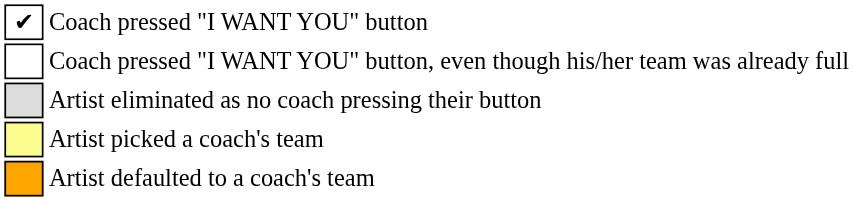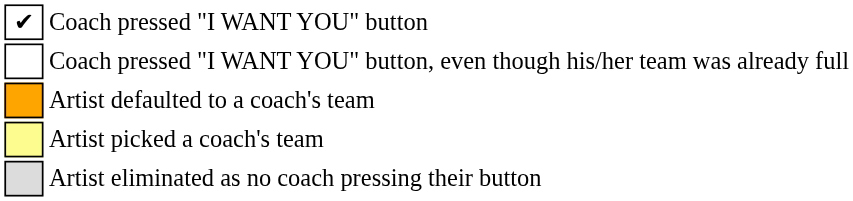rows swapped: (212, 178) <-> (295, 100)
